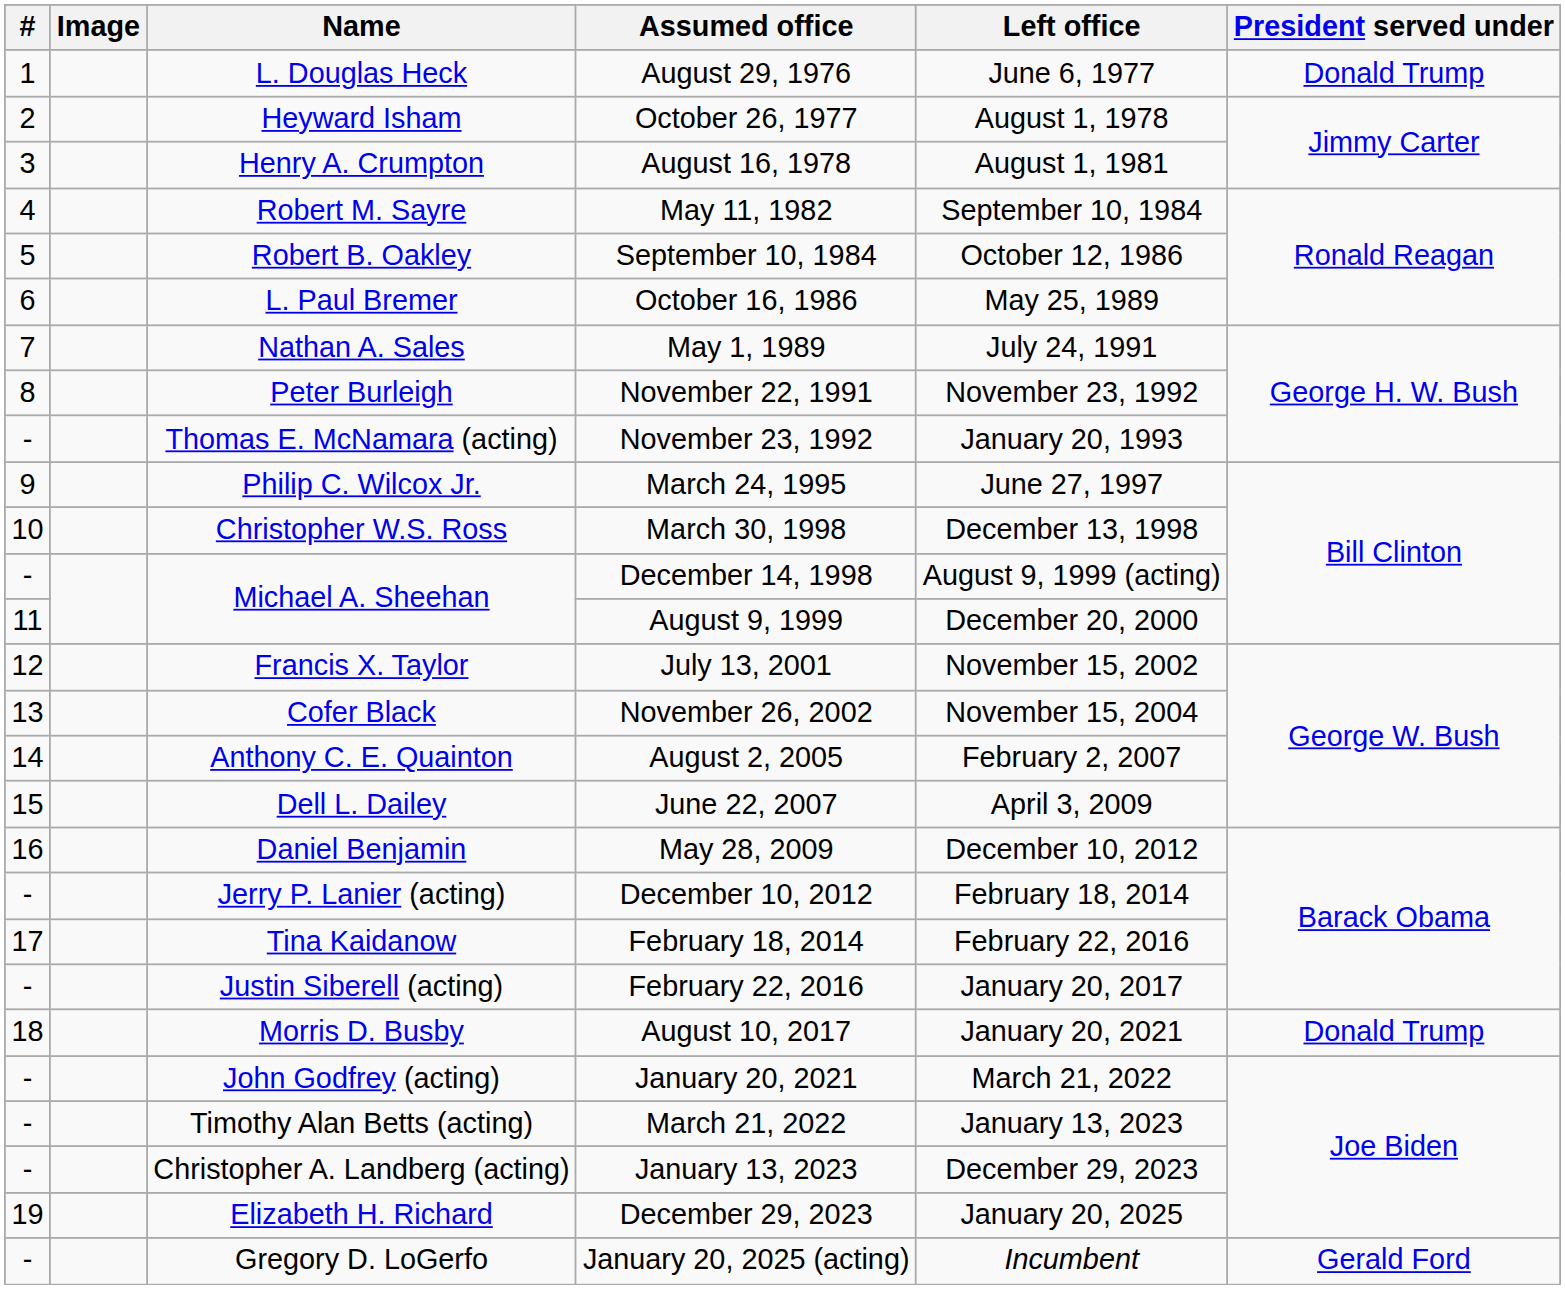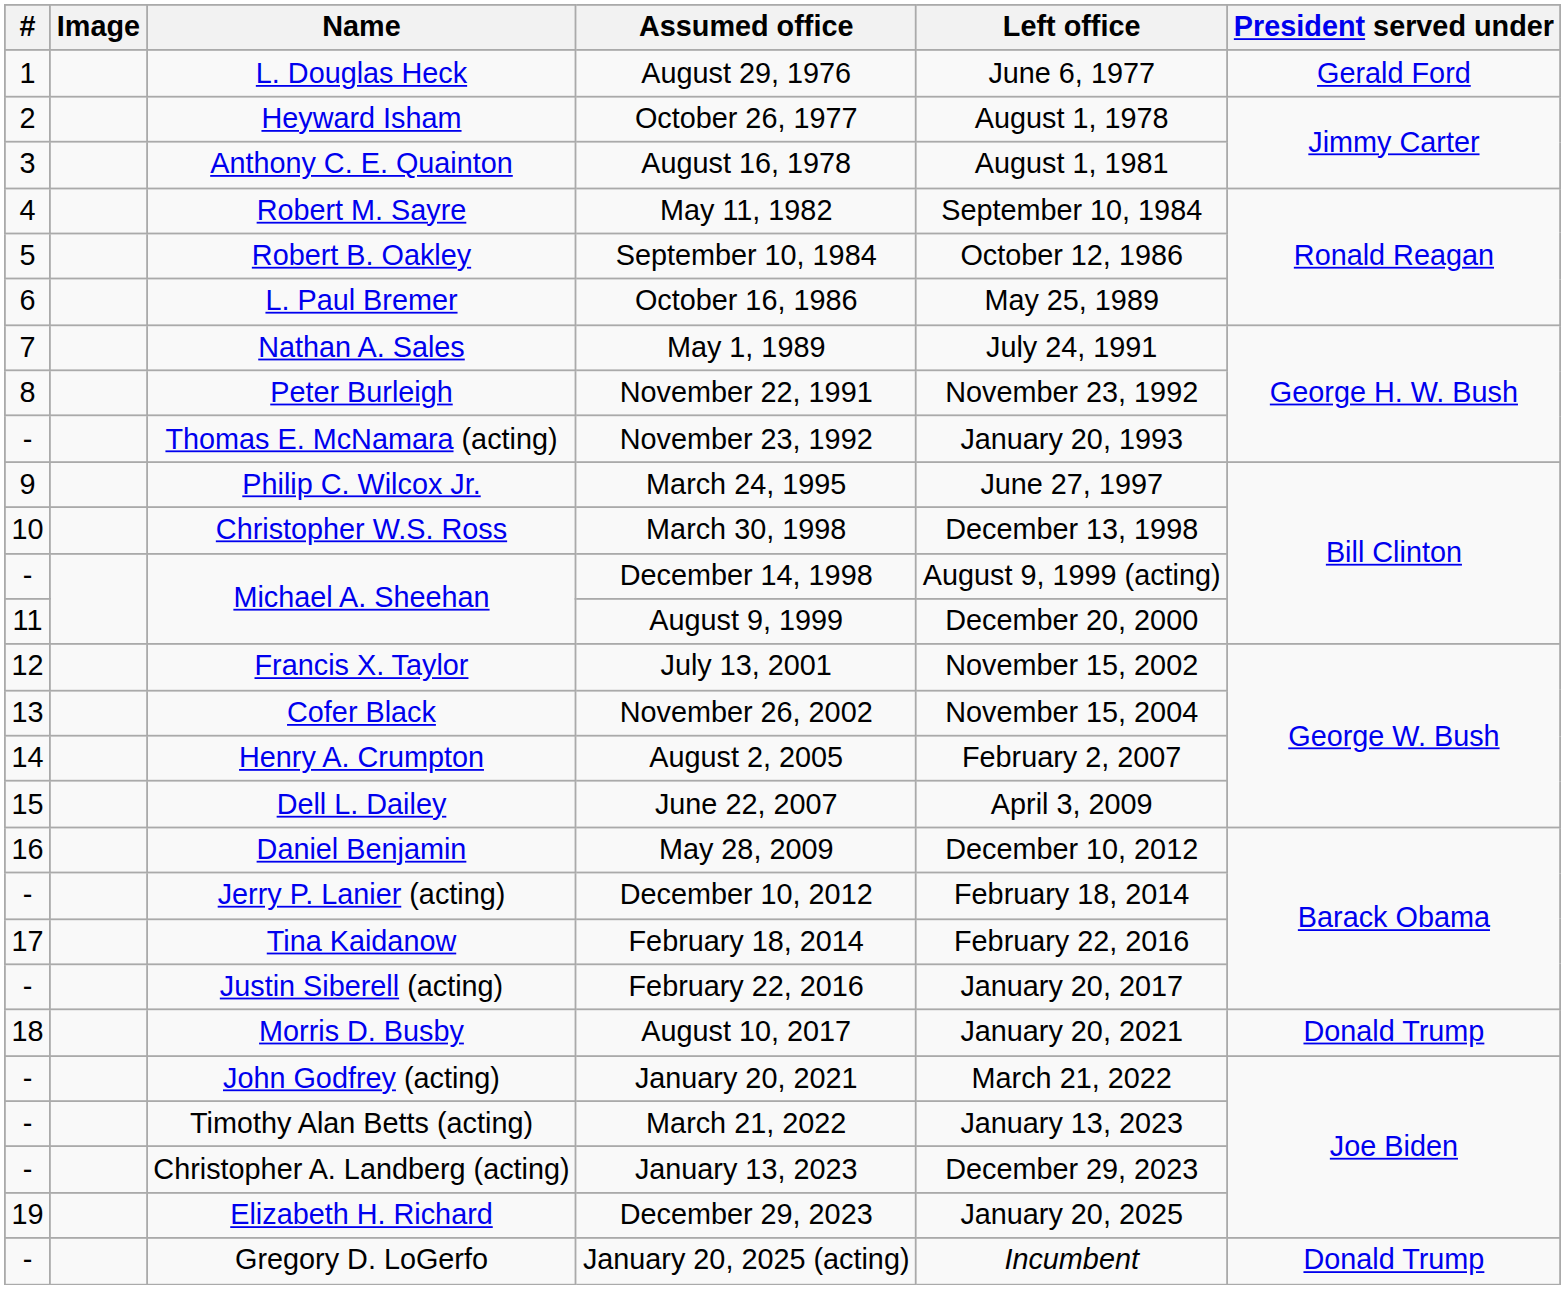(1394, 73) Donald Trump -> (1394, 73) Gerald Ford
(361, 164) Henry A. Crumpton -> (361, 164) Anthony C. E. Quainton
(361, 758) Anthony C. E. Quainton -> (361, 758) Henry A. Crumpton
(1394, 1260) Gerald Ford -> (1394, 1260) Donald Trump
